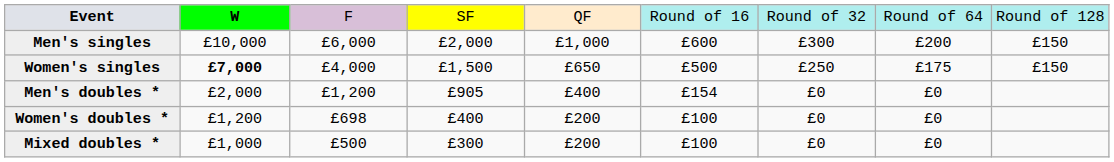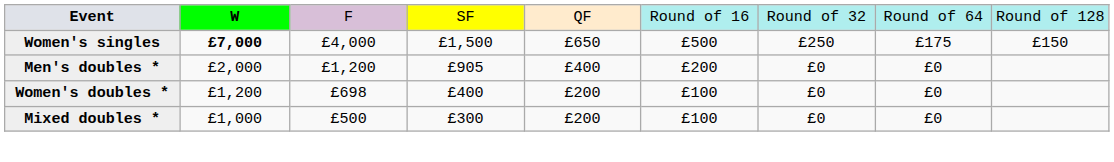- row: (92, 42)
(699, 93) £154 -> (699, 68) £200
